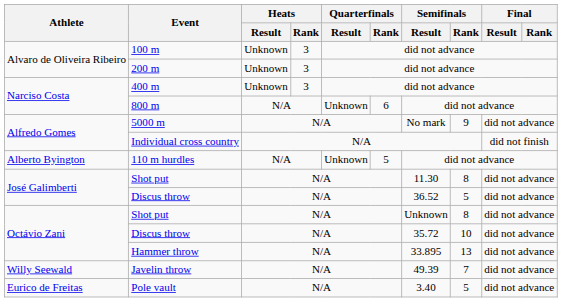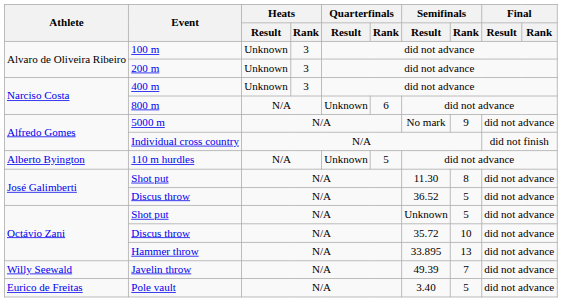(466, 215) 8 -> (466, 215) 5
